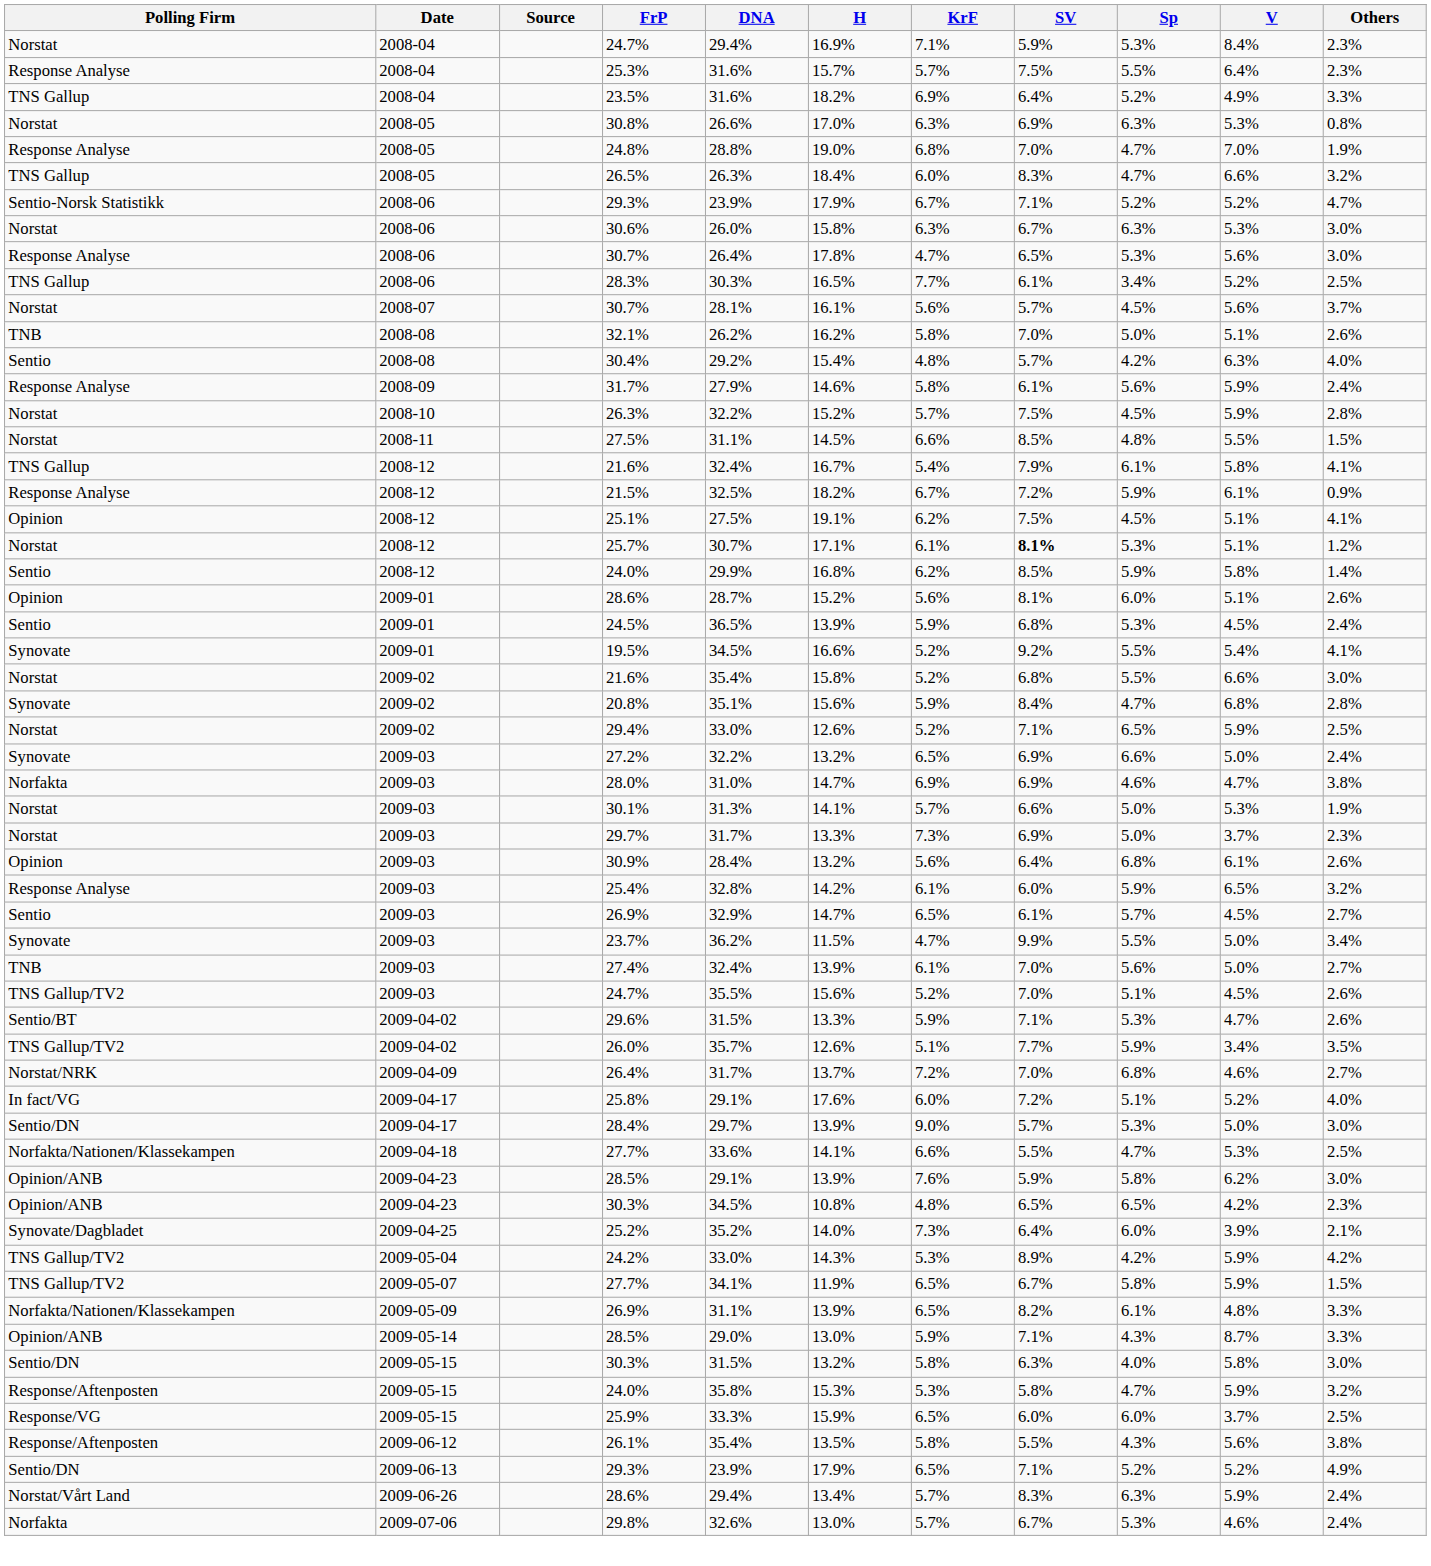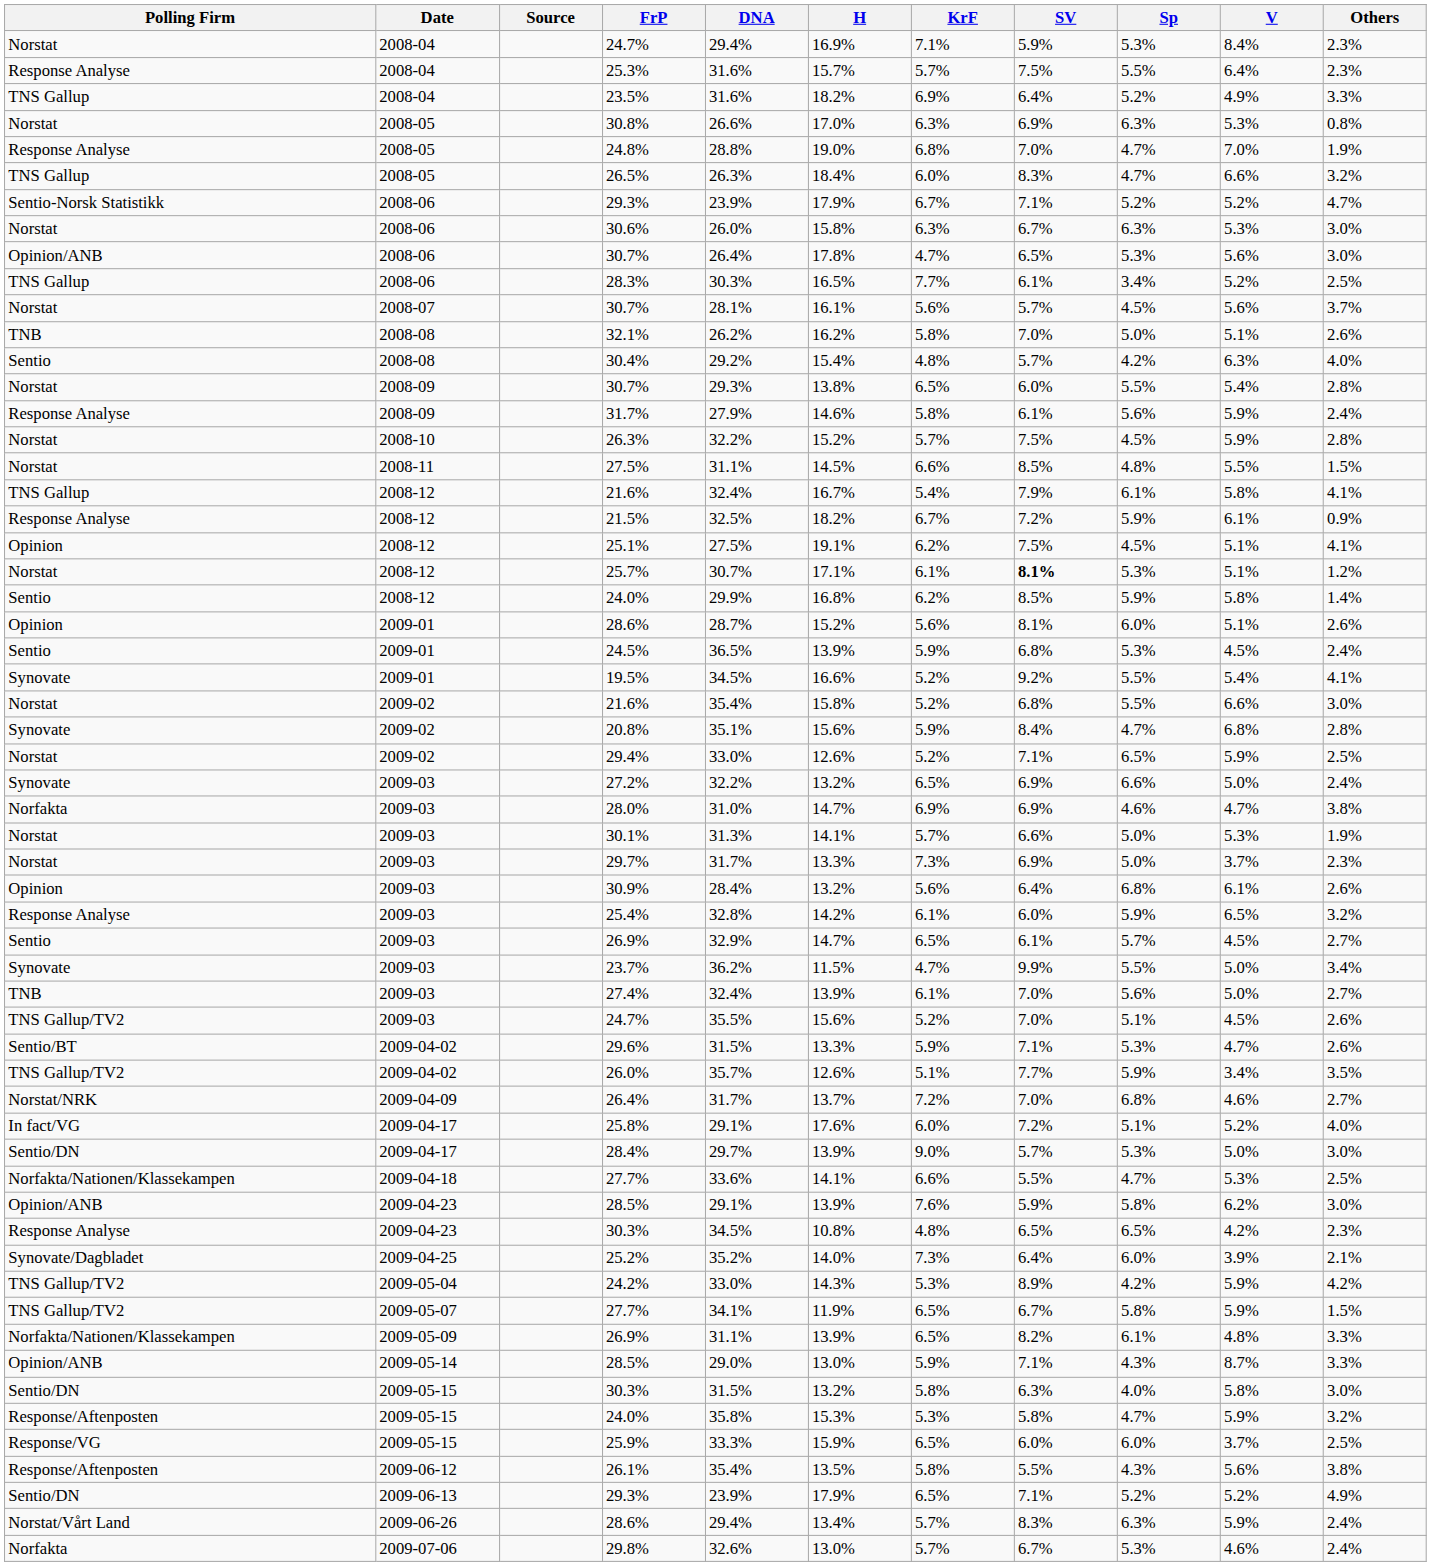(69, 255) Response Analyse -> (56, 255) Opinion/ANB
+ row: (407, 387)
(56, 1205) Opinion/ANB -> (69, 1231) Response Analyse
